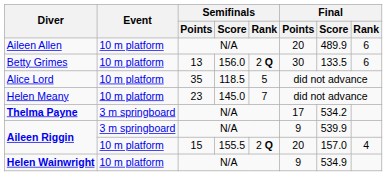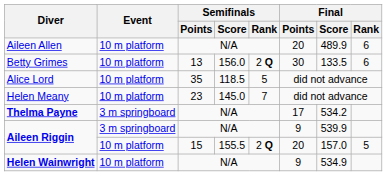(366, 146) 4 -> (366, 146) 5
